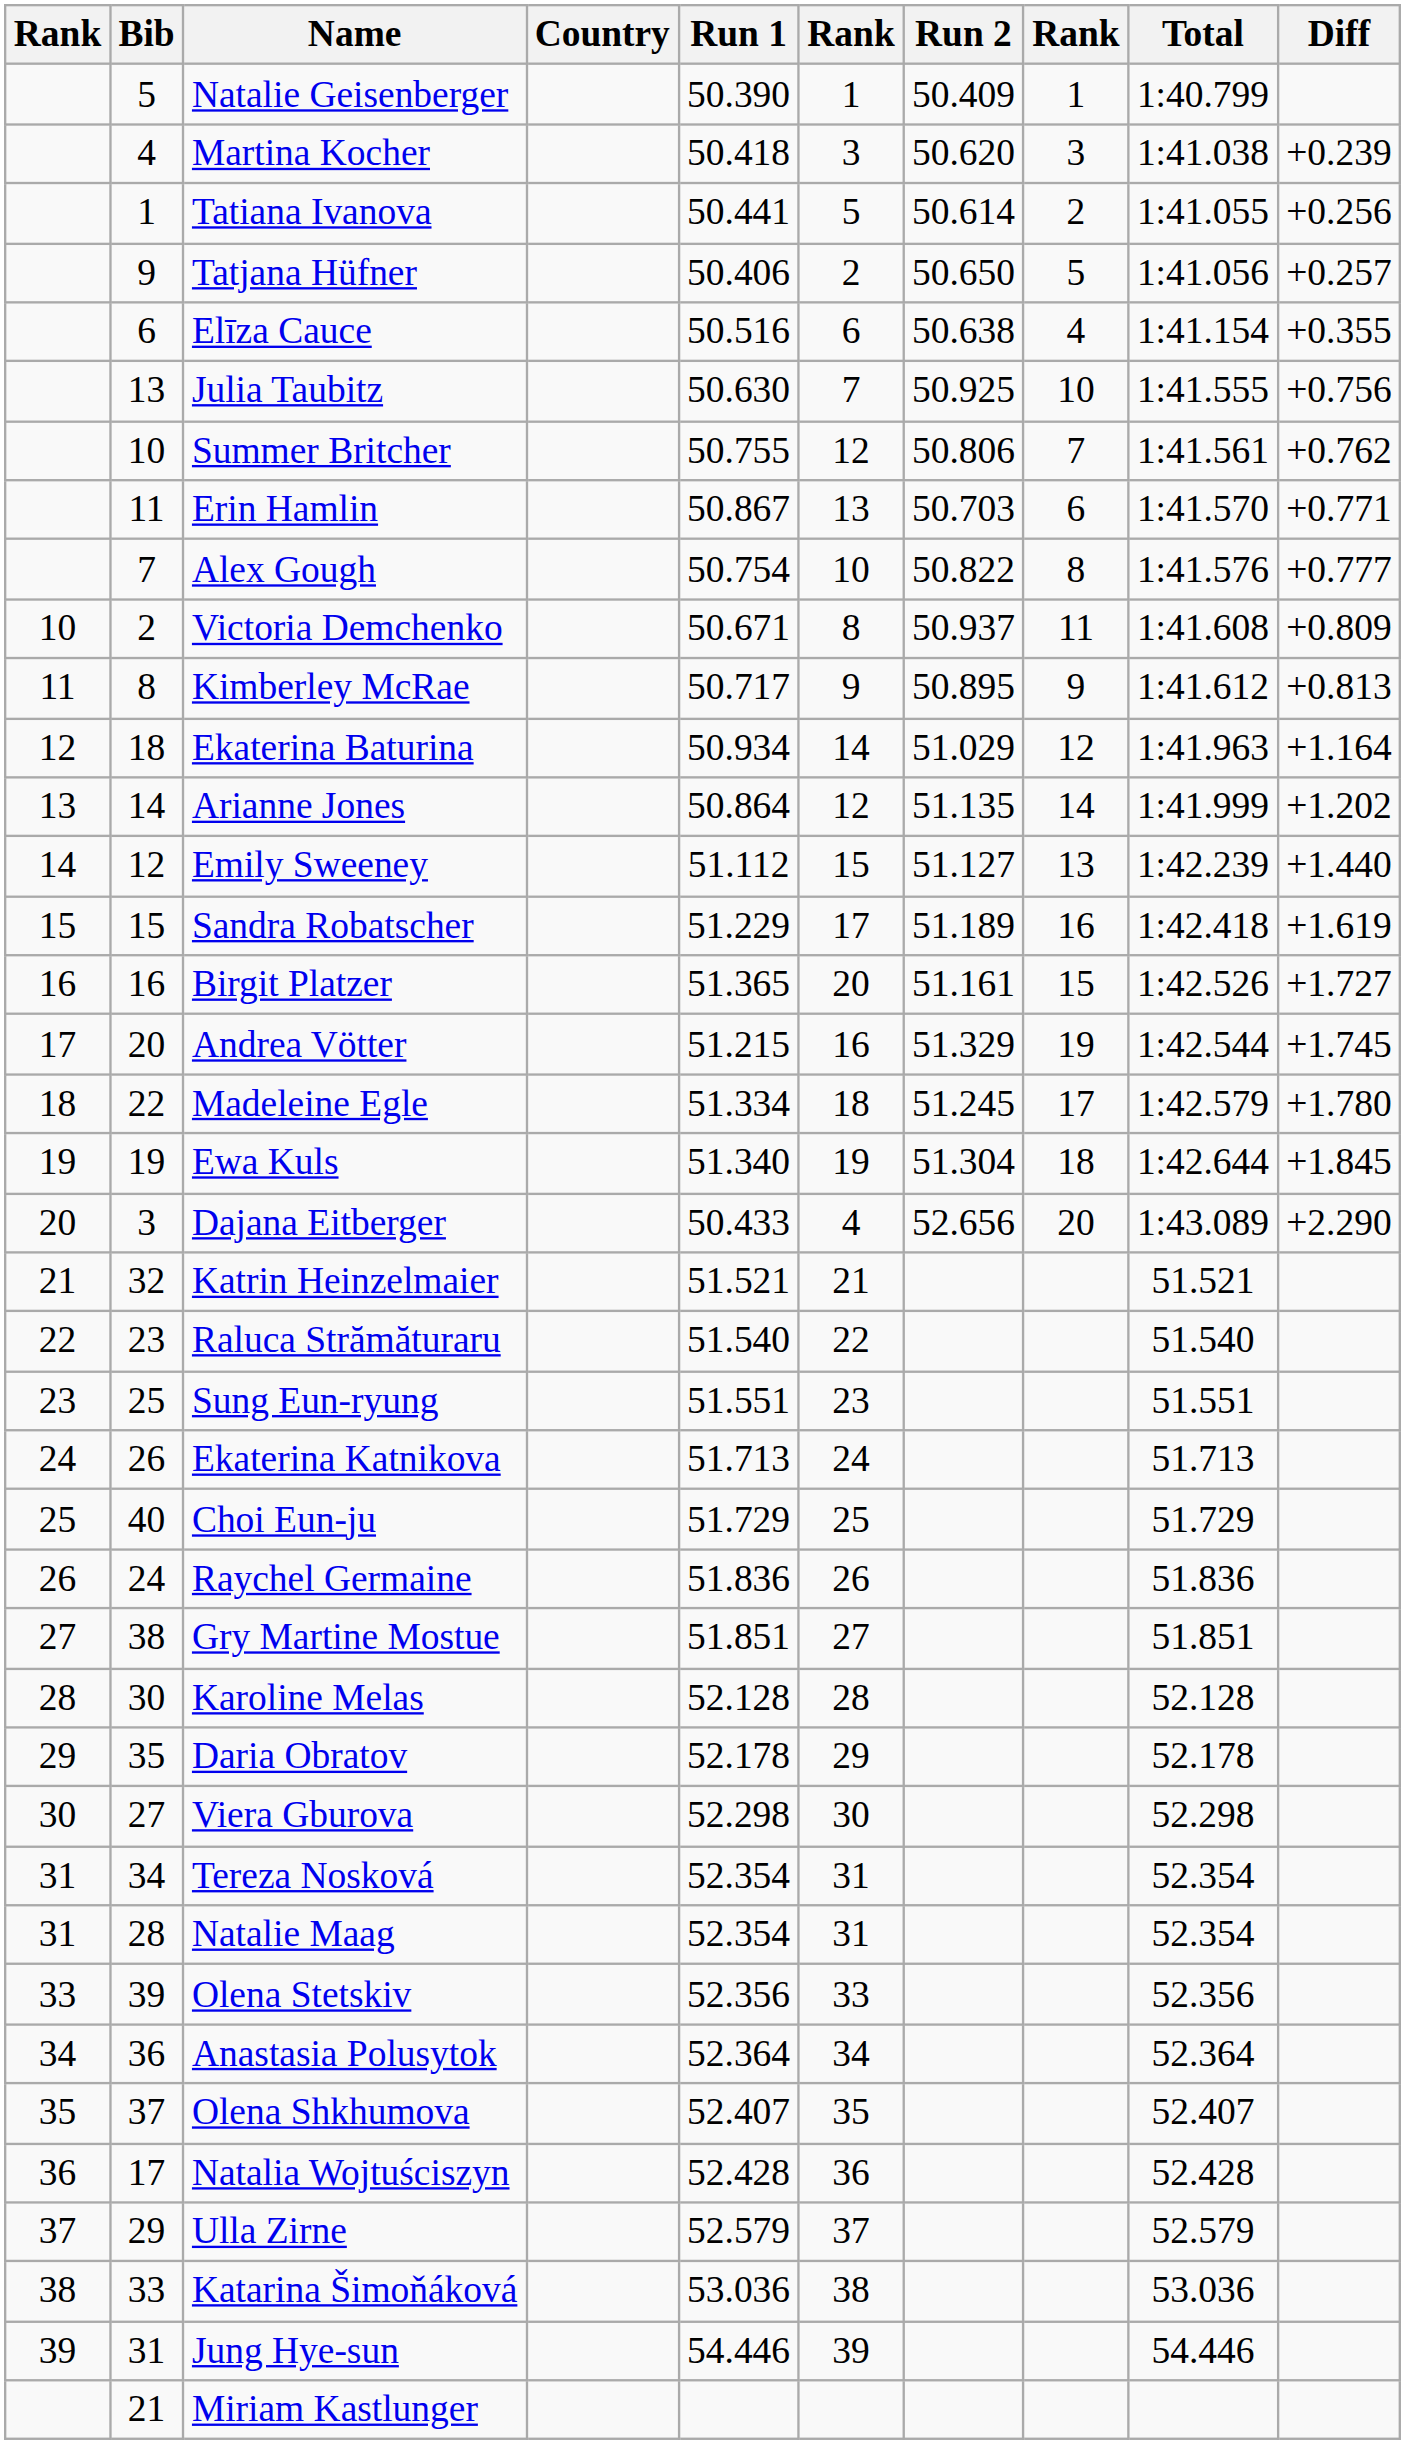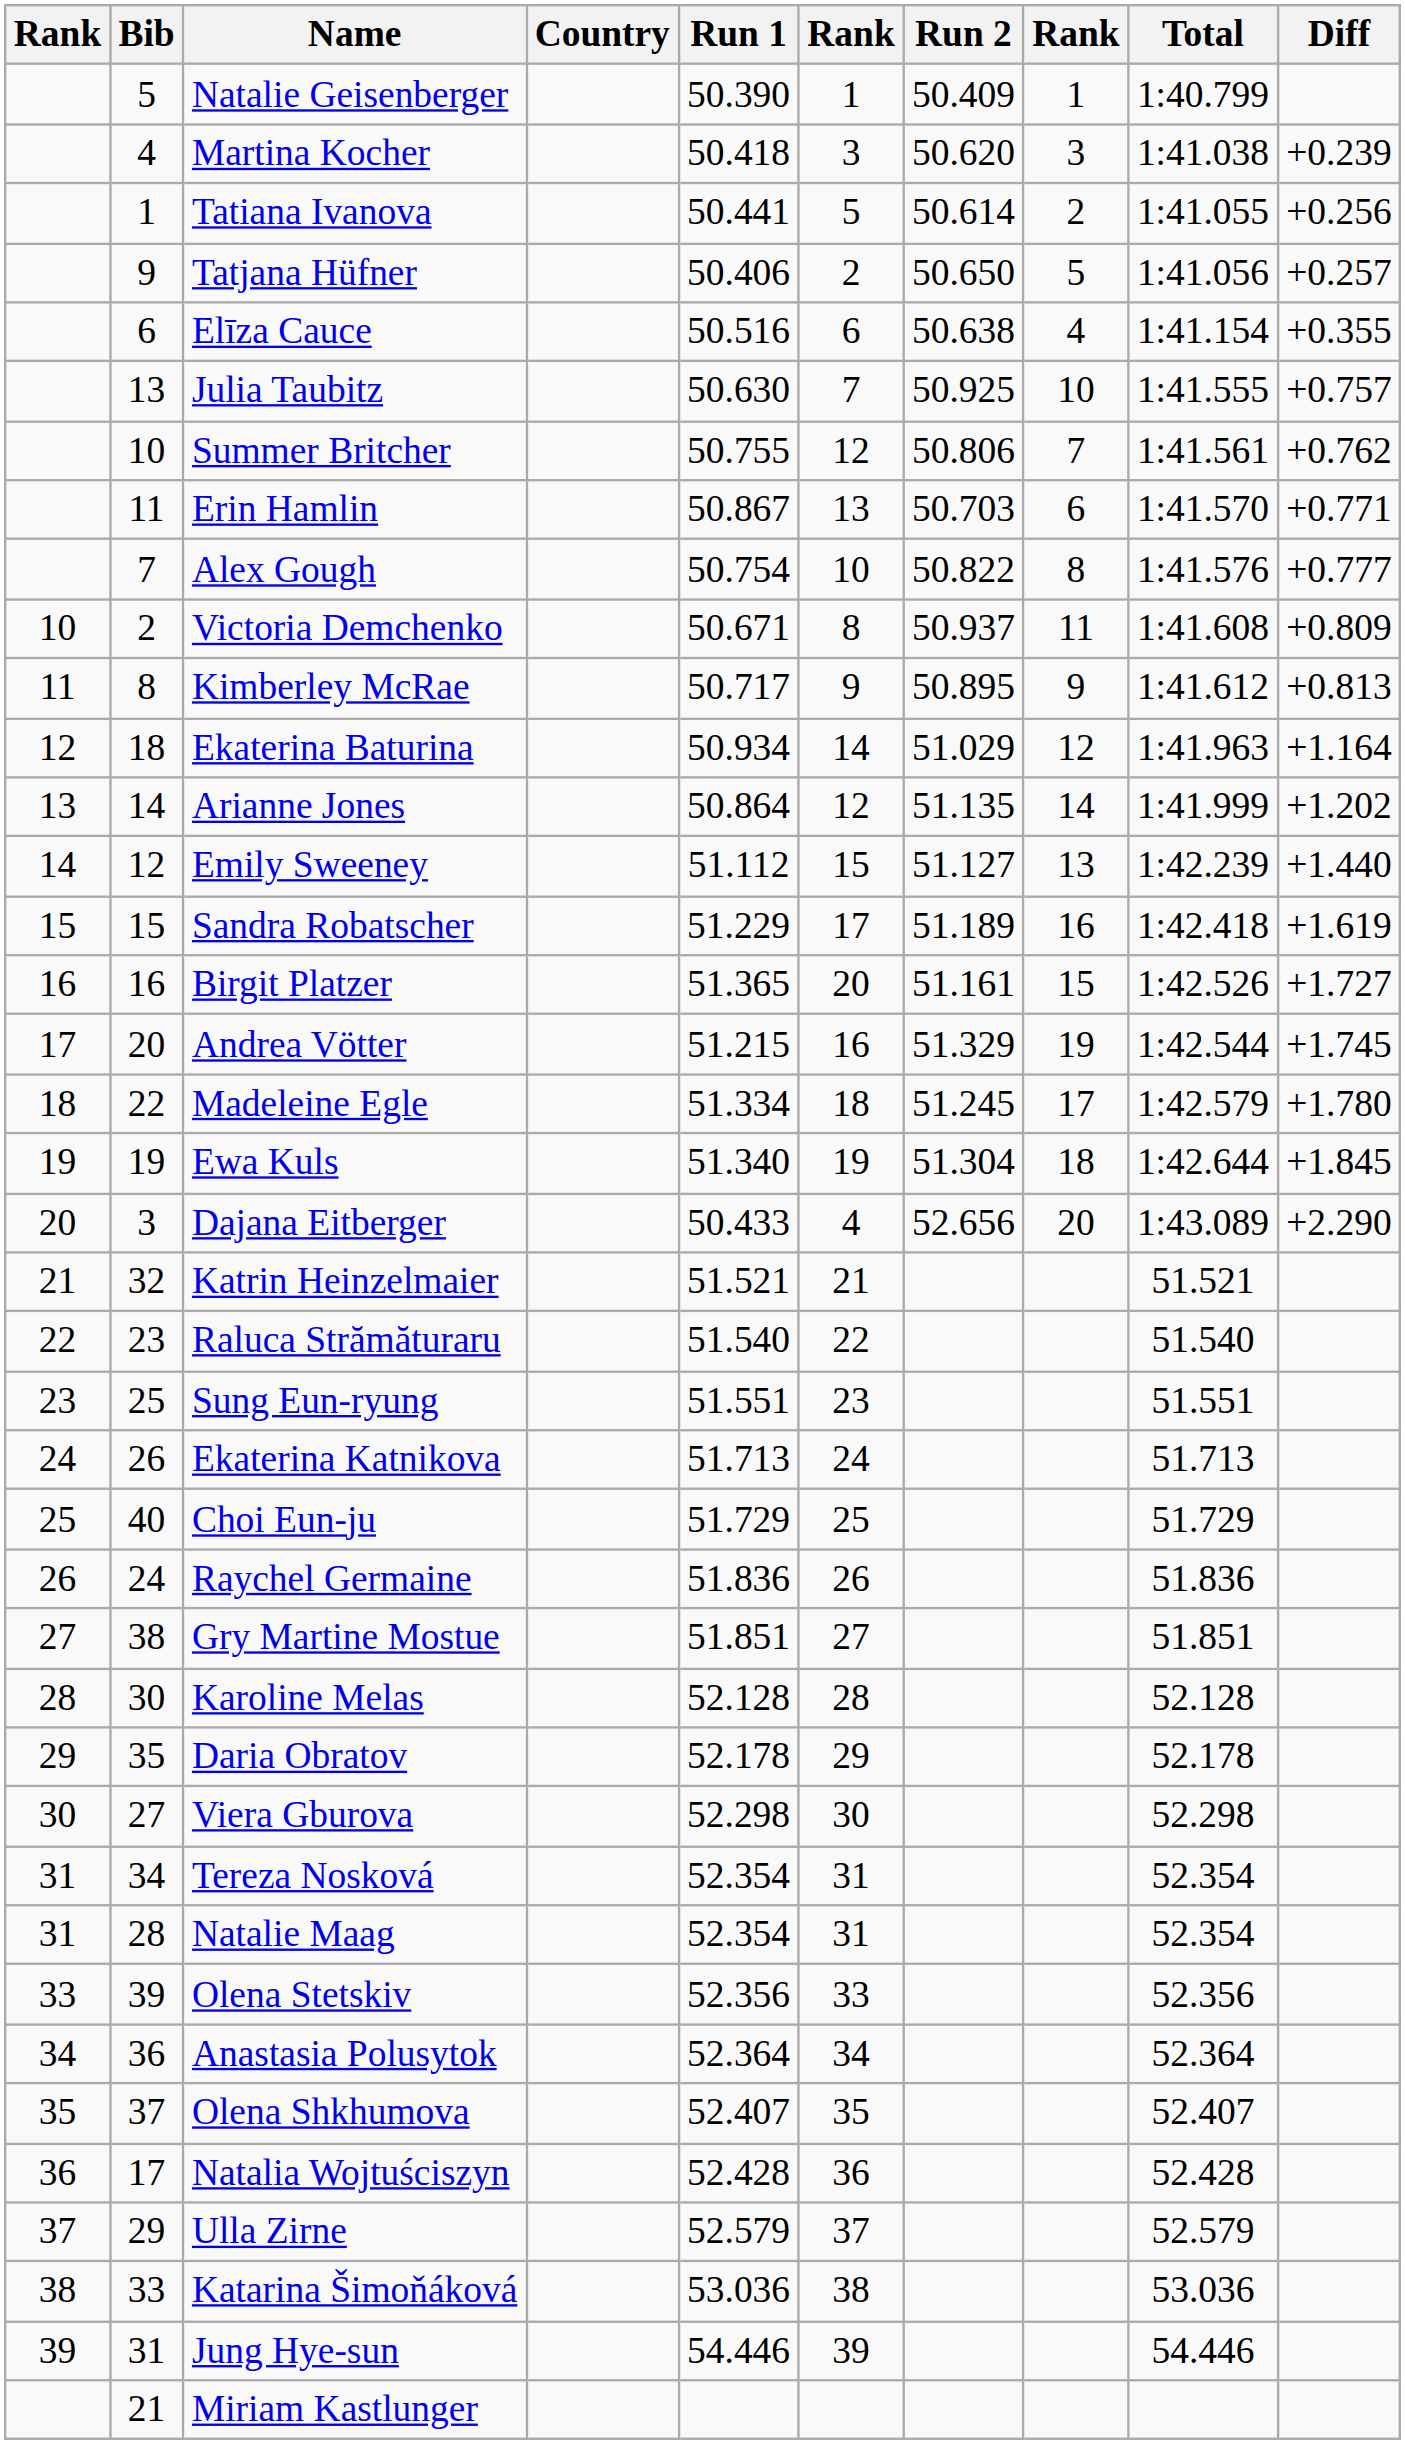(1339, 390) +0.756 -> (1339, 390) +0.757
